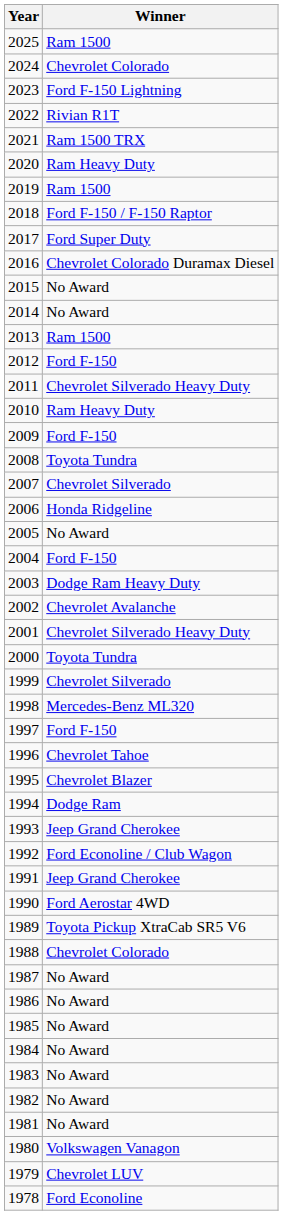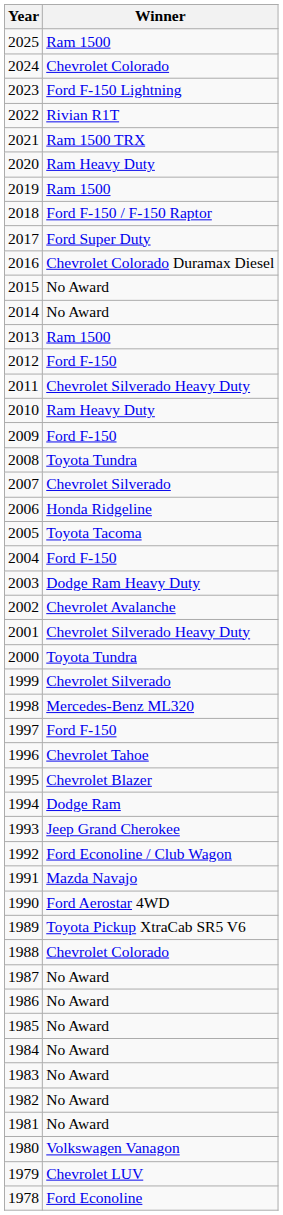(78, 533) No Award -> (94, 533) Toyota Tacoma
(113, 878) Jeep Grand Cherokee -> (92, 878) Mazda Navajo
